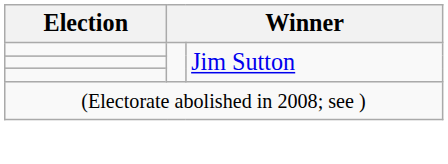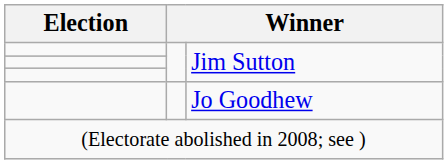+ row: (86, 101)
